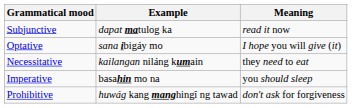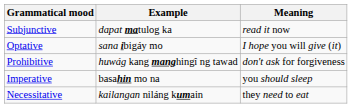rows swapped: (34, 62) <-> (30, 95)
